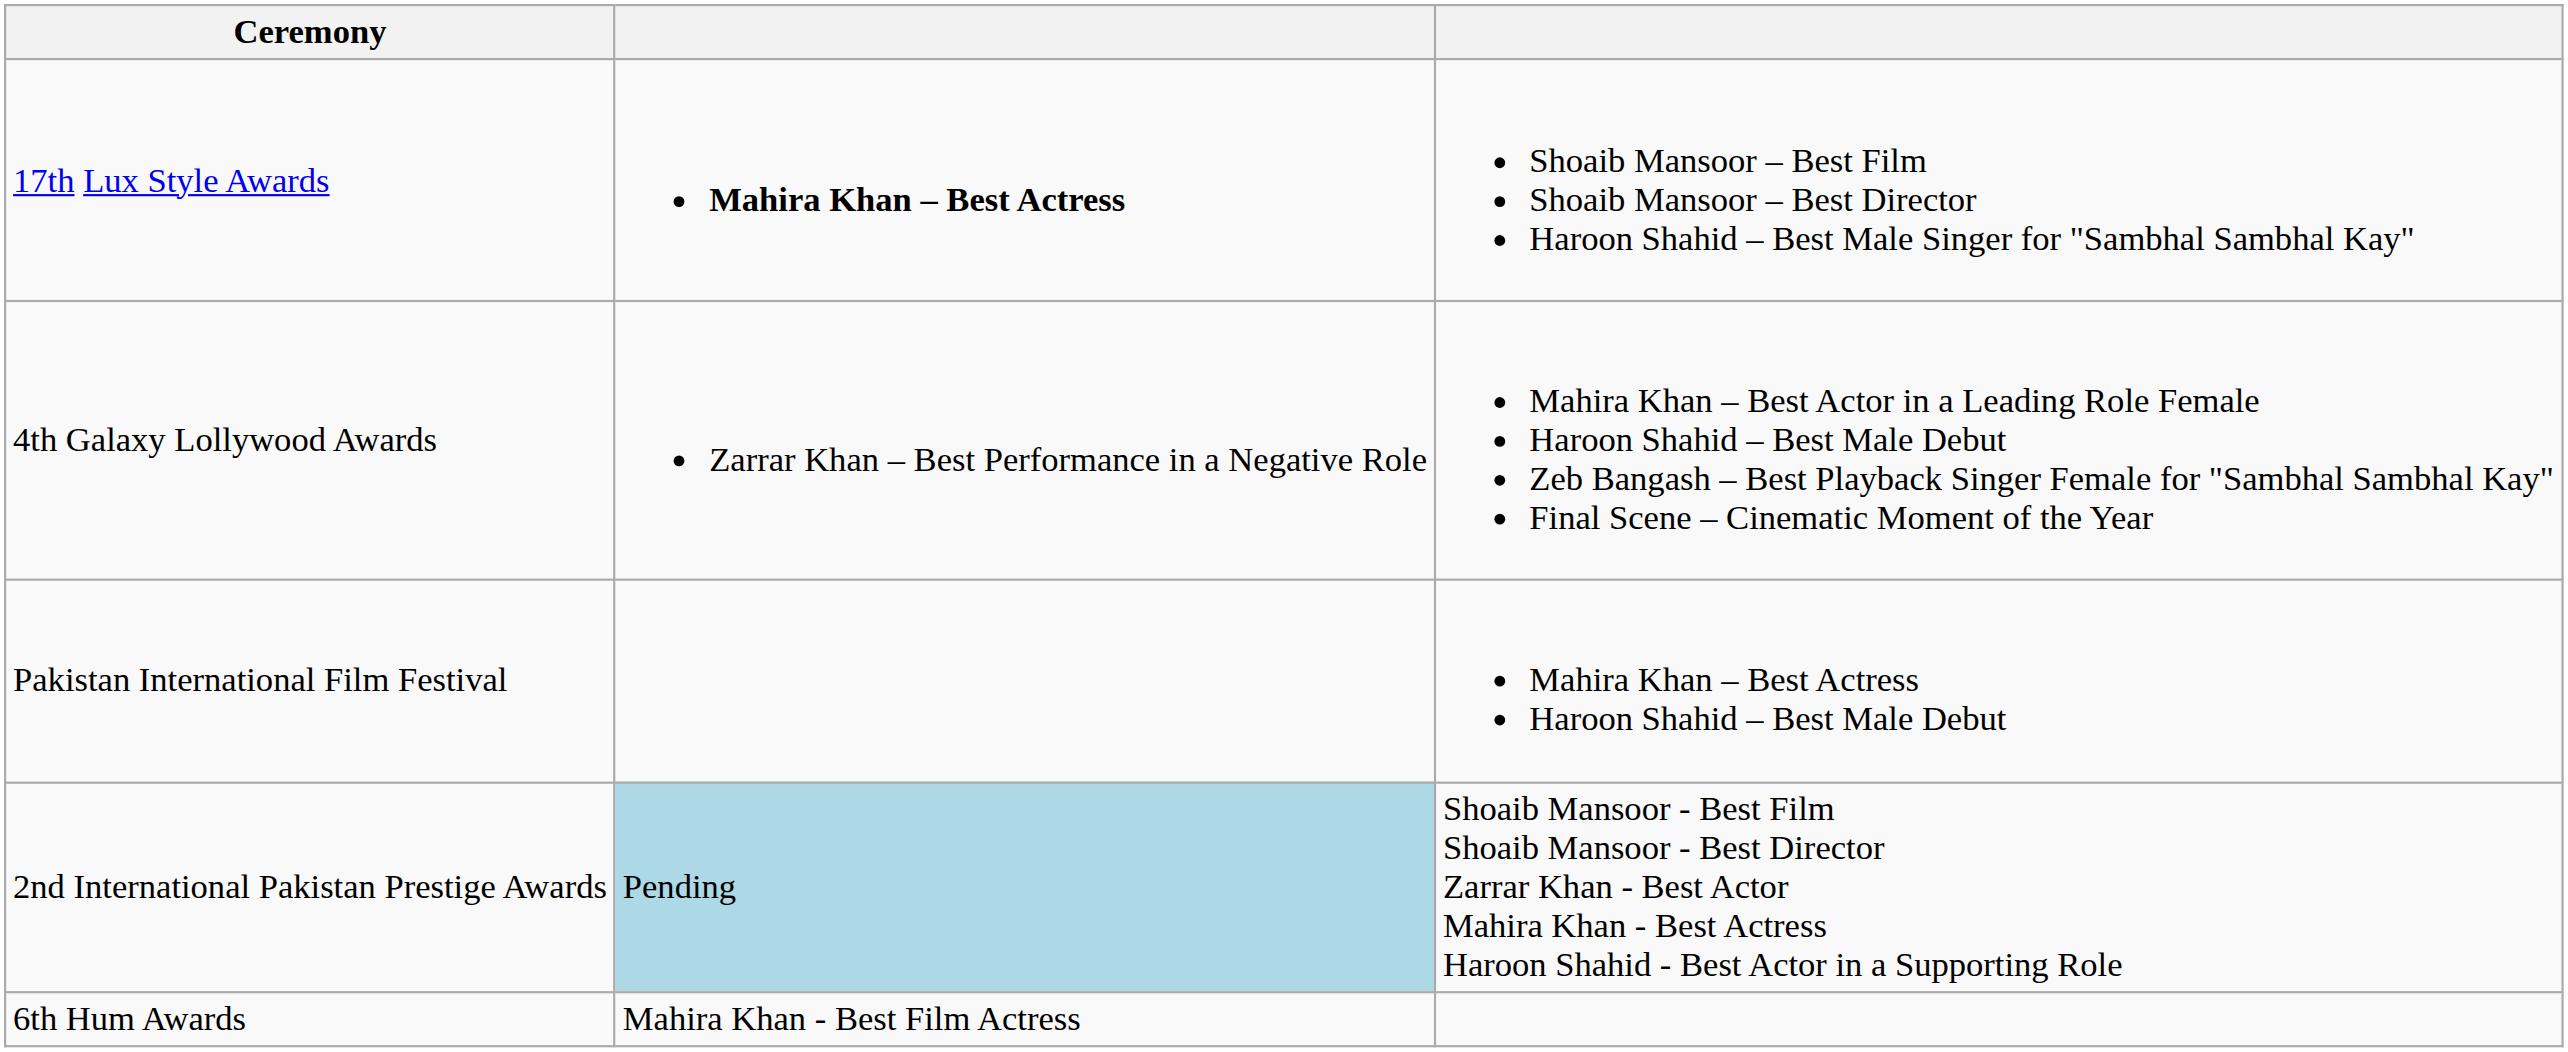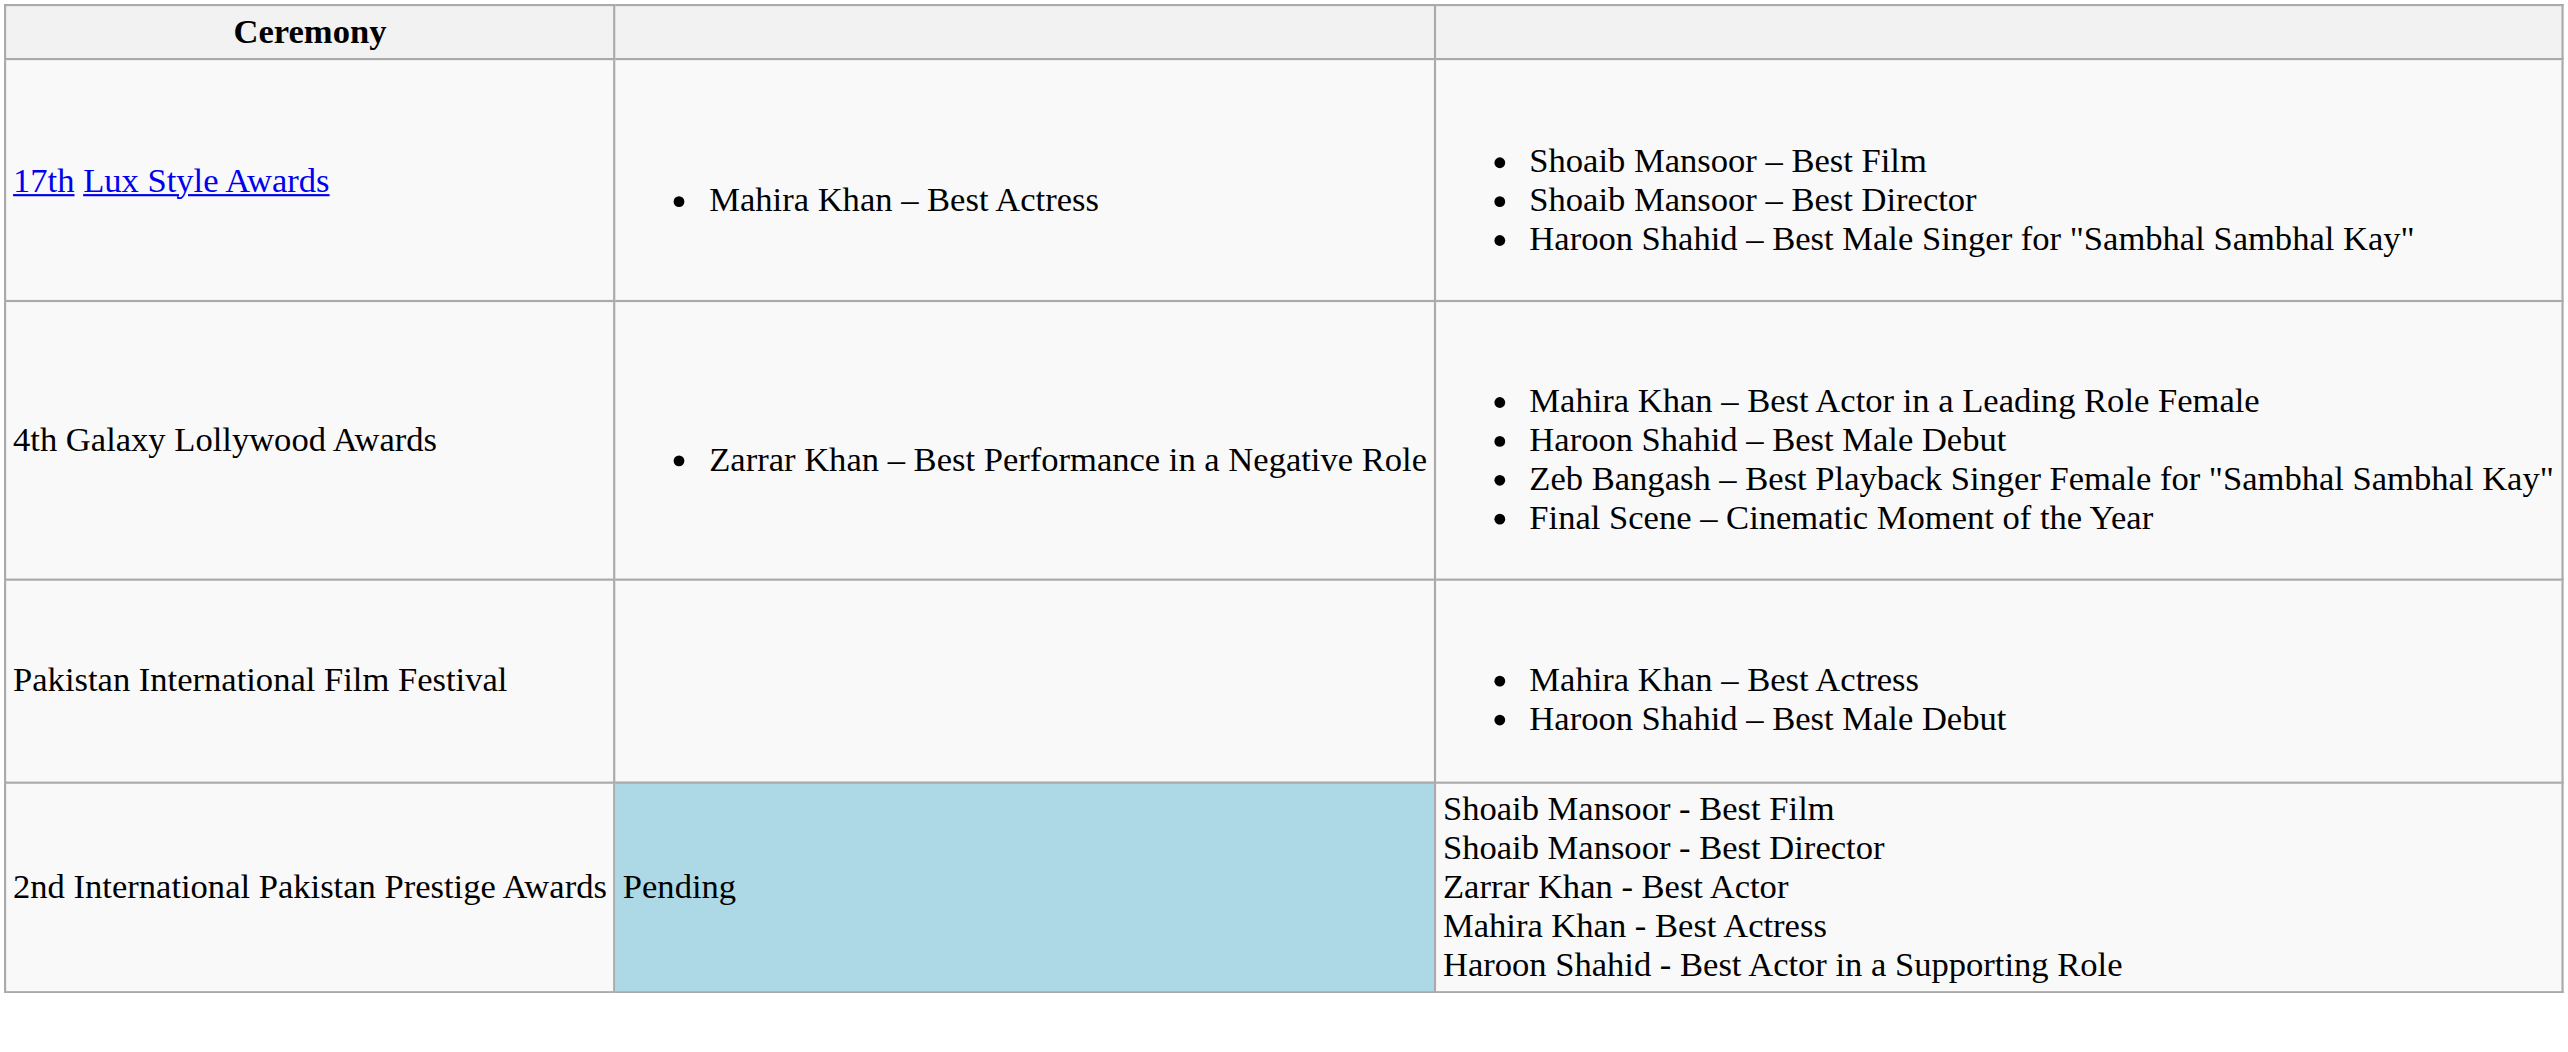(1025, 200) bold -> (1025, 200) normal
- row: (130, 1018)
